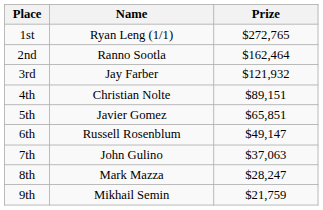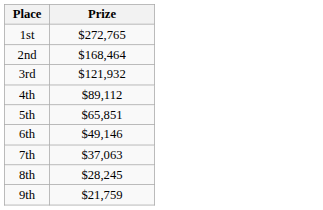- column: (132, 14)
(266, 54) $162,464 -> (102, 54) $168,464
(266, 94) $89,151 -> (102, 94) $89,112
(266, 134) $49,147 -> (102, 134) $49,146
(266, 174) $28,247 -> (102, 174) $28,245
